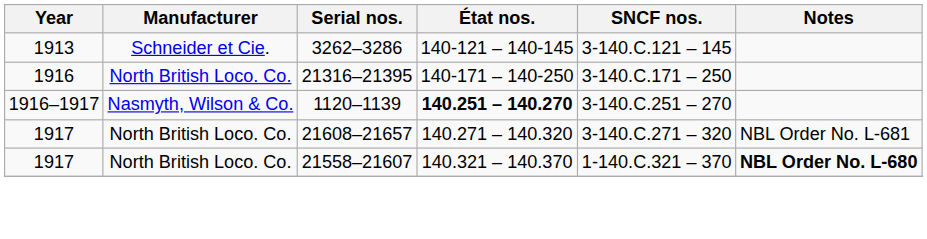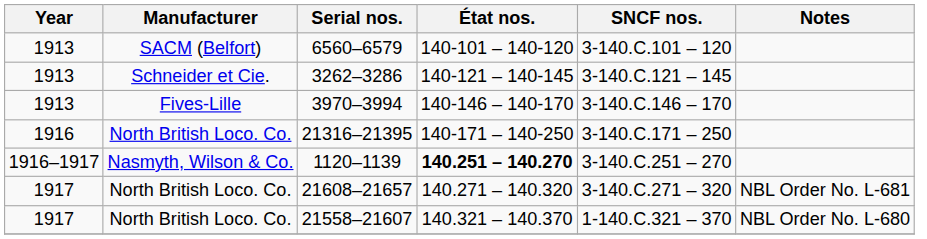+ row: (357, 47)
+ row: (357, 104)
(829, 162) bold -> (825, 219) normal
